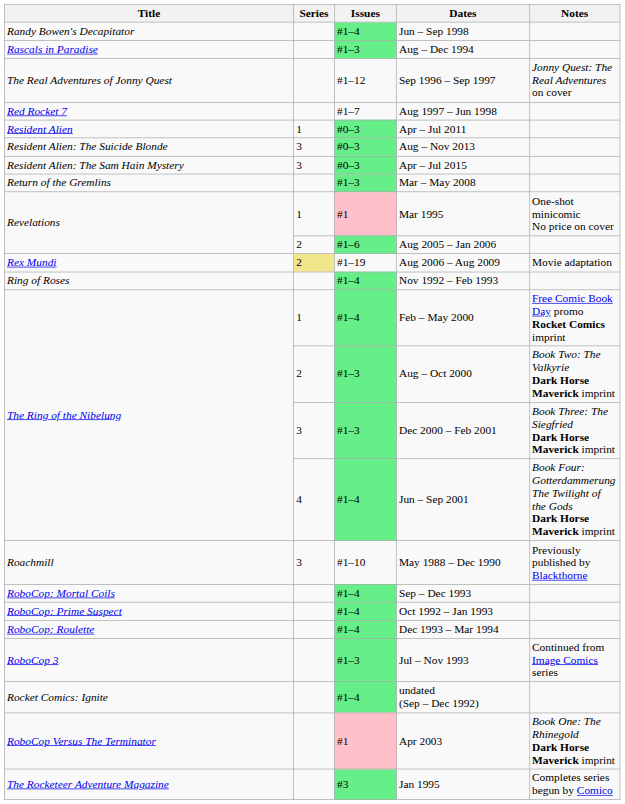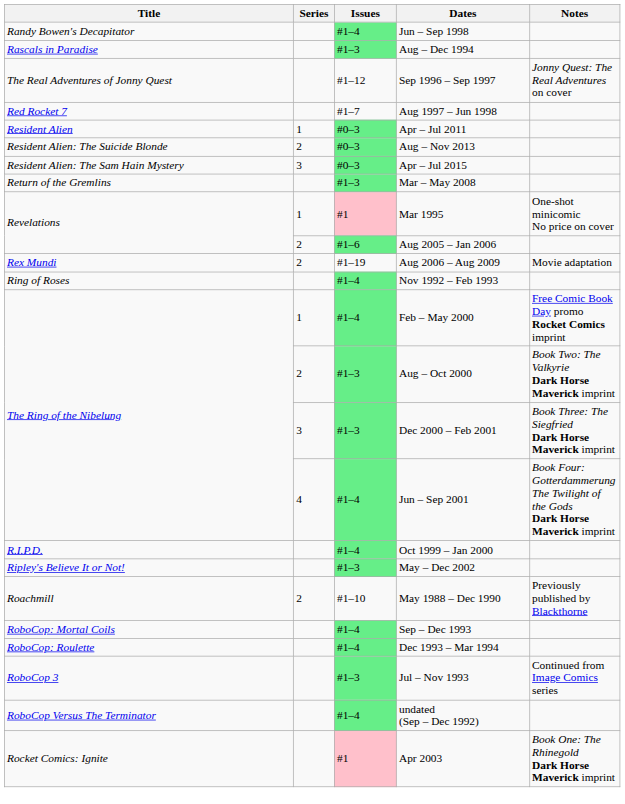(299, 147) 3 -> (299, 147) 2
(299, 262) khaki background -> (299, 262) no background
+ row: (446, 549)
+ row: (437, 567)
(299, 562) 3 -> (299, 598) 2
- row: (446, 611)
(57, 697) Rocket Comics: Ignite -> (81, 715) RoboCop Versus The Terminator
(81, 740) RoboCop Versus The Terminator -> (57, 759) Rocket Comics: Ignite
- row: (419, 784)
